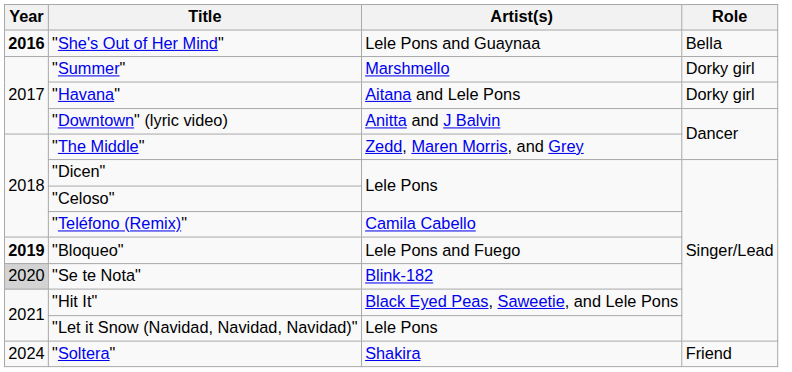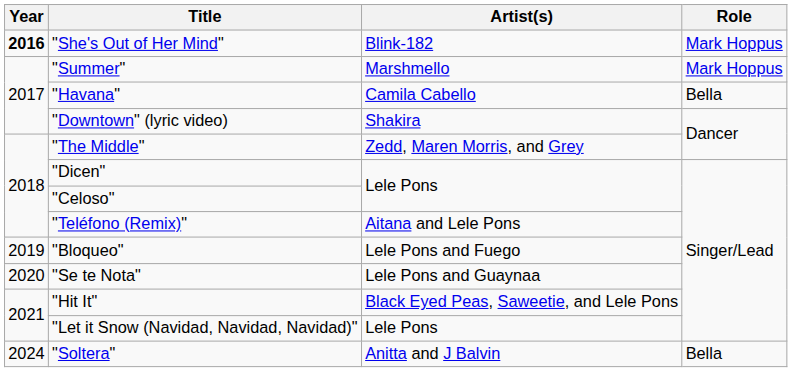(453, 43) Lele Pons and Guaynaa -> (399, 43) Blink-182
(704, 43) Bella -> (734, 43) Mark Hoppus
(720, 69) Dorky girl -> (734, 69) Mark Hoppus
(443, 95) Aitana and Lele Pons -> (420, 95) Camila Cabello
(720, 95) Dorky girl -> (704, 95) Bella
(433, 120) Anitta and J Balvin -> (393, 120) Shakira
(420, 224) Camila Cabello -> (443, 224) Aitana and Lele Pons
(26, 250) bold -> (26, 250) normal
(26, 276) lightgrey background -> (26, 276) no background
(399, 276) Blink-182 -> (453, 276) Lele Pons and Guaynaa
(393, 353) Shakira -> (433, 353) Anitta and J Balvin
(709, 353) Friend -> (704, 353) Bella
